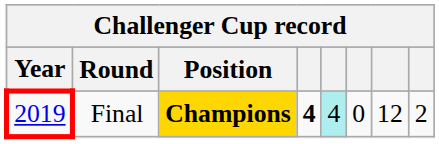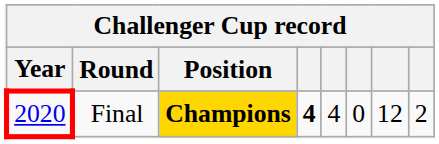(40, 113) 2019 -> (40, 113) 2020
(334, 113) paleturquoise background -> (334, 113) no background
